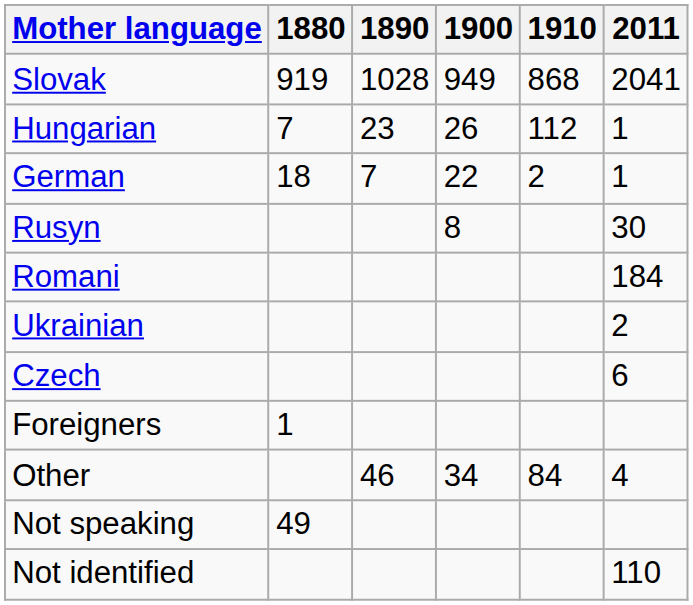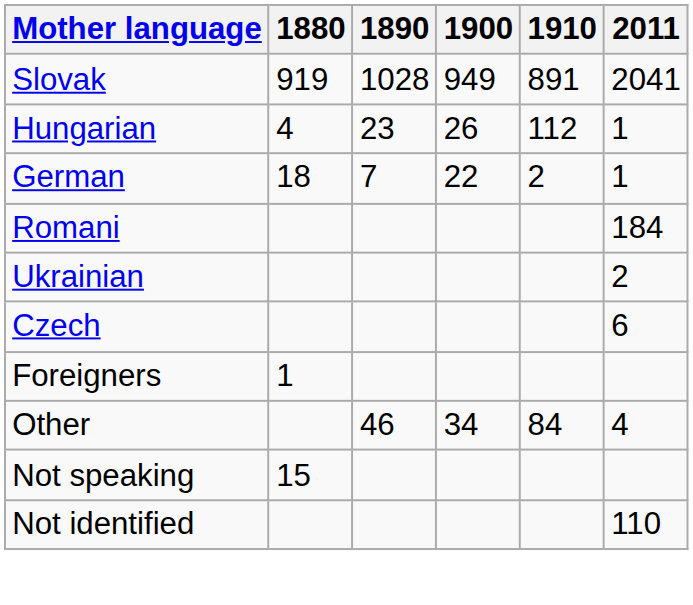(554, 78) 868 -> (554, 78) 891
(285, 128) 7 -> (285, 128) 4
- row: (56, 227)
(294, 524) 49 -> (294, 474) 15
